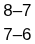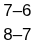rows swapped: (17, 10) <-> (17, 34)
